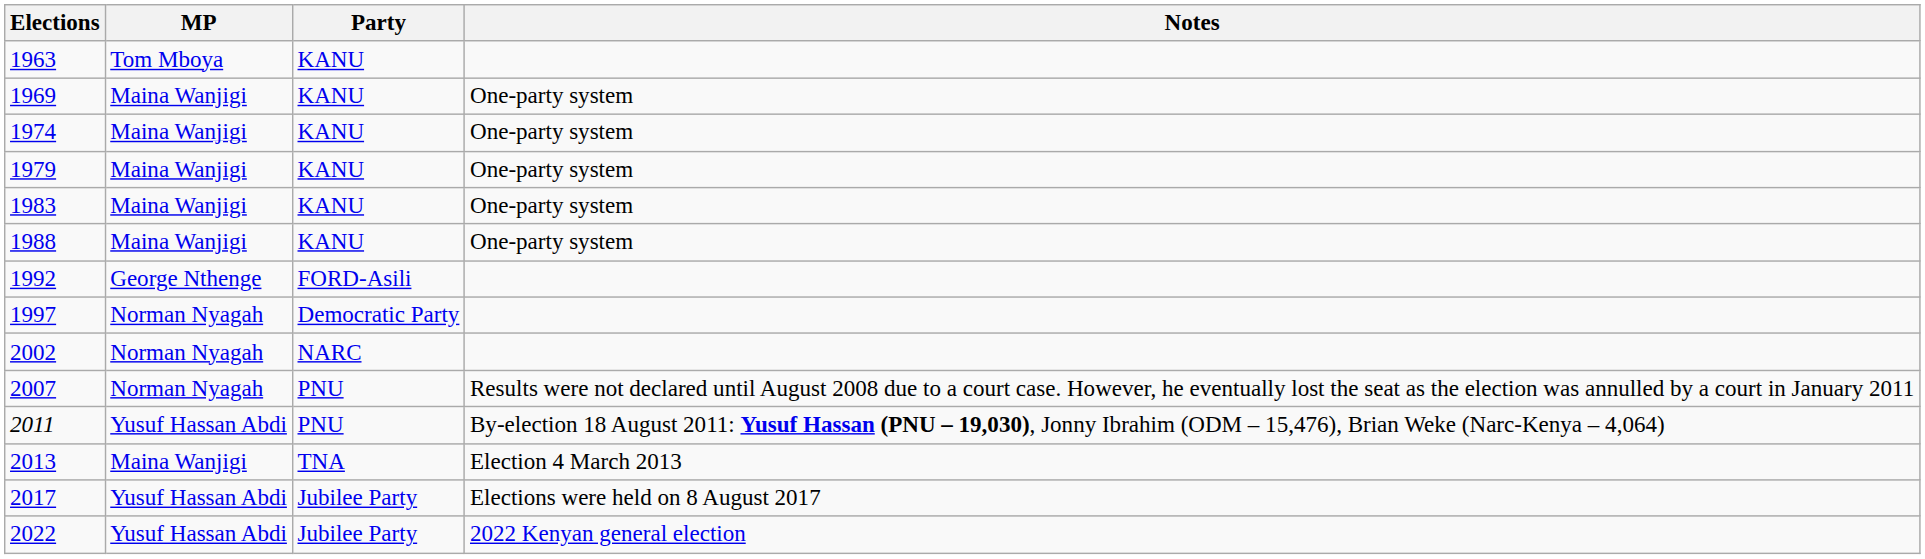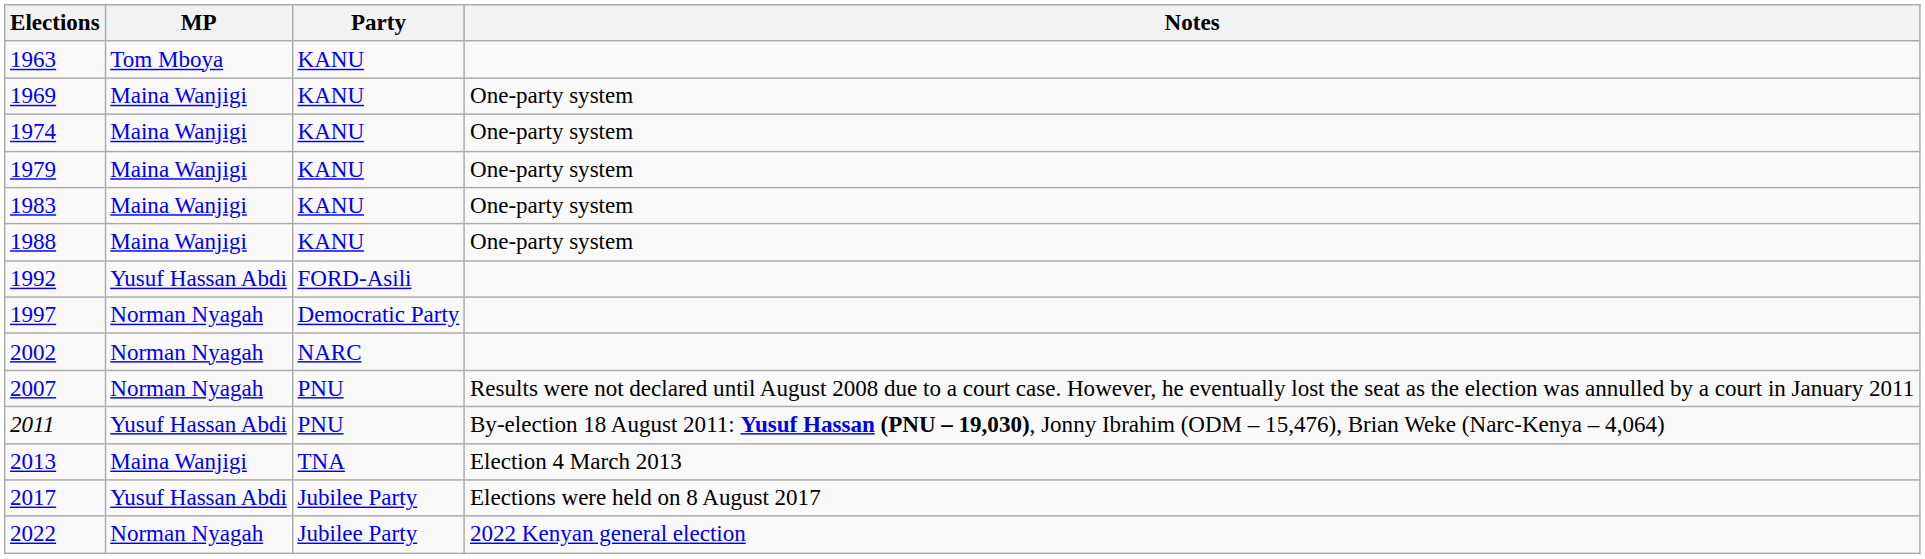(186, 278) George Nthenge -> (199, 278) Yusuf Hassan Abdi
(199, 534) Yusuf Hassan Abdi -> (187, 534) Norman Nyagah
